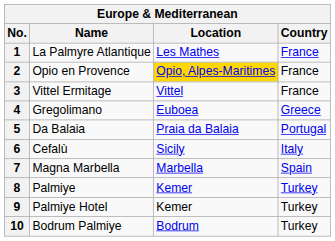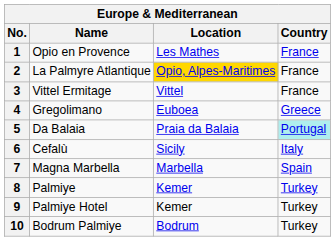(92, 52) La Palmyre Atlantique -> (81, 52) Opio en Provence
(81, 71) Opio en Provence -> (92, 71) La Palmyre Atlantique
(303, 129) no background -> (303, 129) paleturquoise background
